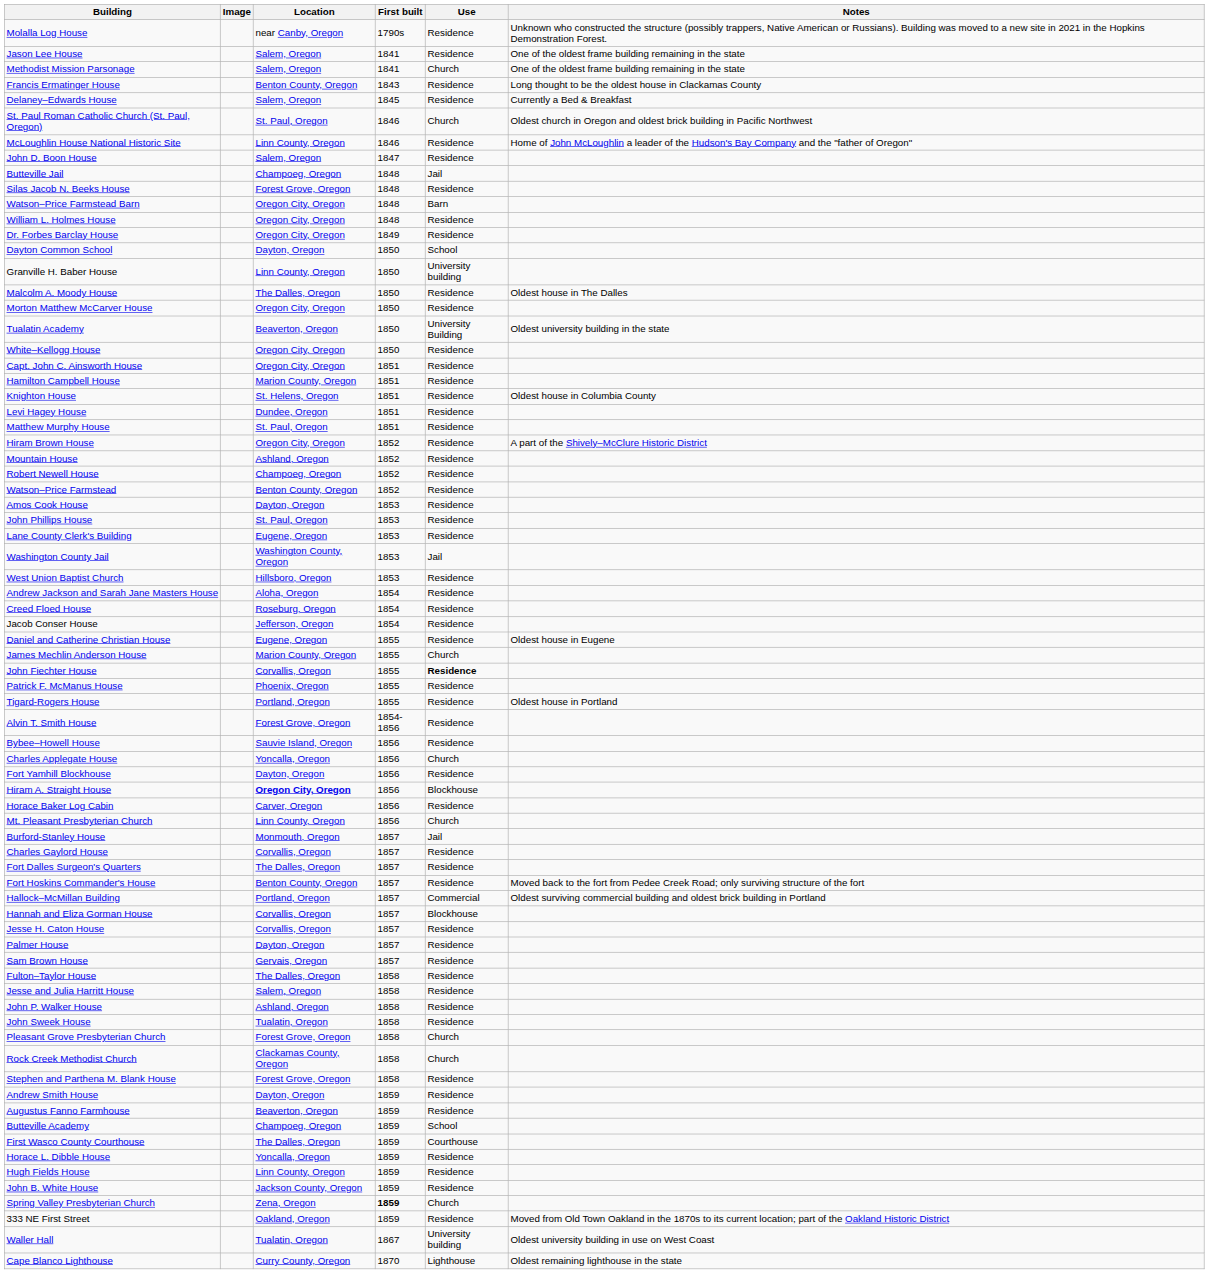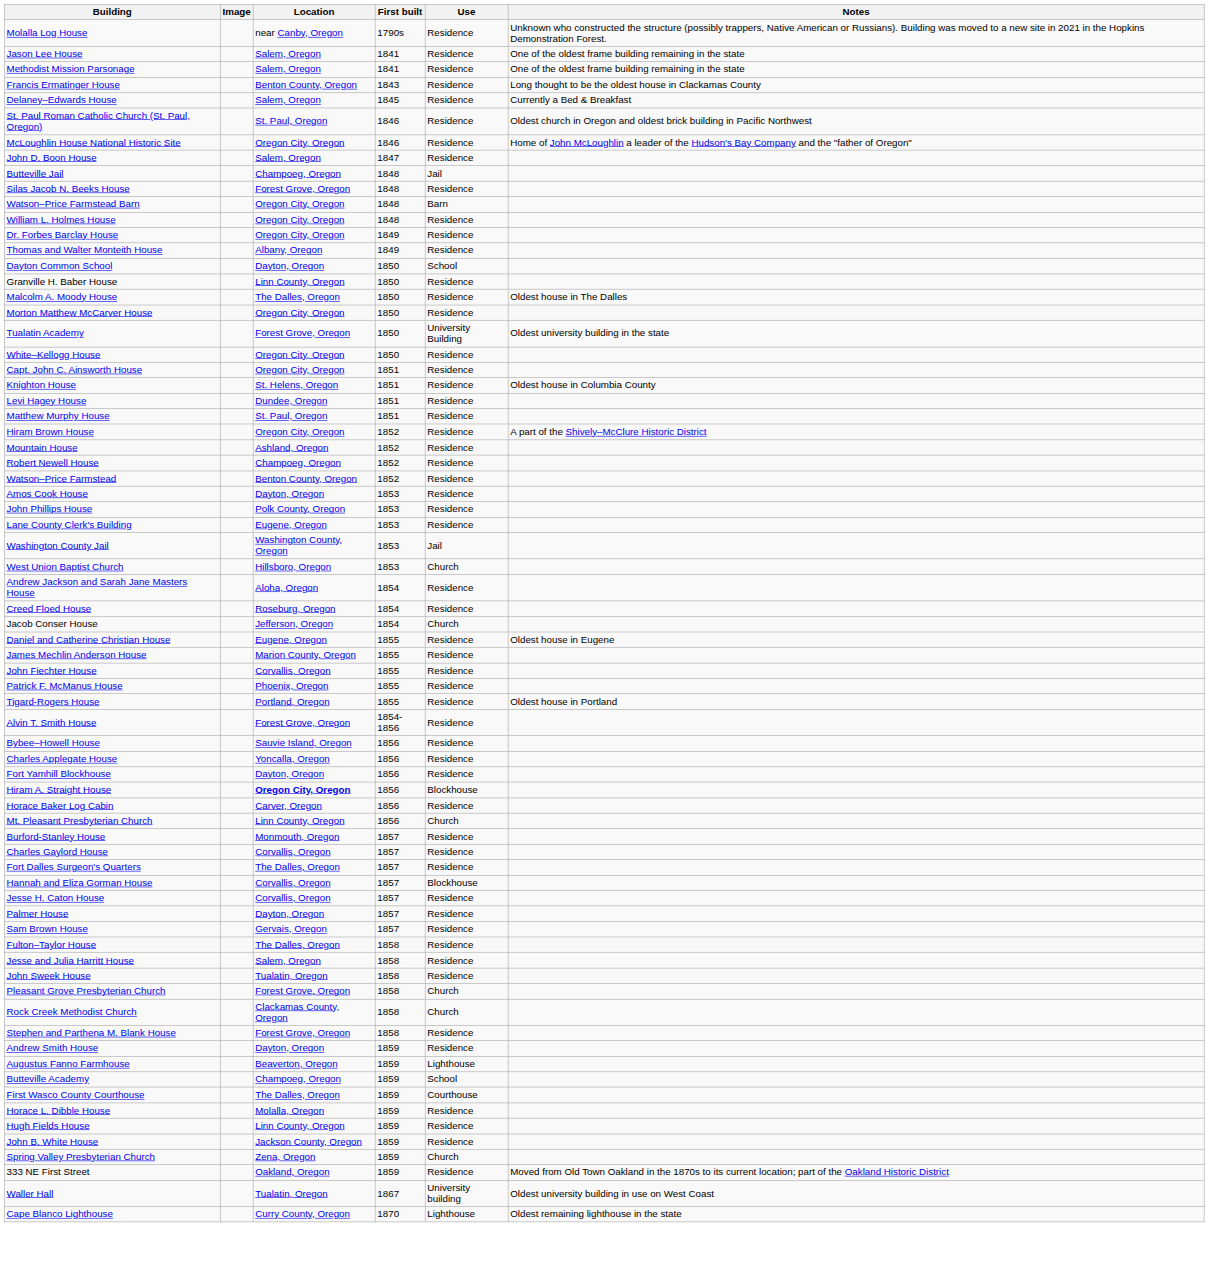(443, 69) Church -> (450, 69) Residence
(443, 121) Church -> (450, 121) Residence
(300, 142) Linn County, Oregon -> (300, 142) Oregon City, Oregon
+ row: (84, 250)
(449, 271) University building -> (450, 281) Residence
(297, 329) Beaverton, Oregon -> (303, 333) Forest Grove, Oregon
- row: (63, 381)
(292, 520) St. Paul, Oregon -> (300, 509) Polk County, Oregon
(451, 577) Residence -> (443, 566) Church
(451, 624) Residence -> (443, 624) Church
(443, 655) Church -> (450, 655) Residence
(452, 670) bold -> (450, 670) normal
(443, 759) Church -> (450, 759) Residence
(435, 836) Jail -> (450, 836) Residence
- row: (81, 883)
- row: (63, 898)
- row: (54, 1006)
(451, 1110) Residence -> (451, 1064) Lighthouse
(293, 1157) Yoncalla, Oregon -> (290, 1110) Molalla, Oregon
(388, 1203) bold -> (388, 1157) normal
